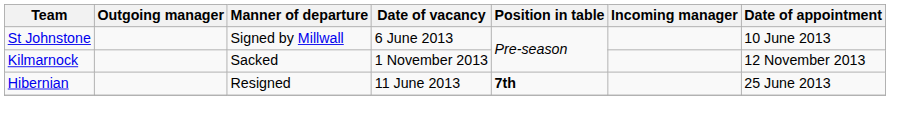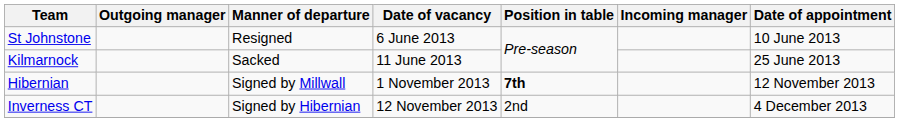(287, 38) Signed by Millwall -> (262, 38) Resigned
(431, 60) 1 November 2013 -> (419, 60) 11 June 2013
(805, 60) 12 November 2013 -> (797, 60) 25 June 2013
(261, 83) Resigned -> (289, 83) Signed by Millwall
(417, 83) 11 June 2013 -> (433, 83) 1 November 2013
(787, 83) 25 June 2013 -> (814, 83) 12 November 2013
+ row: (50, 106)
